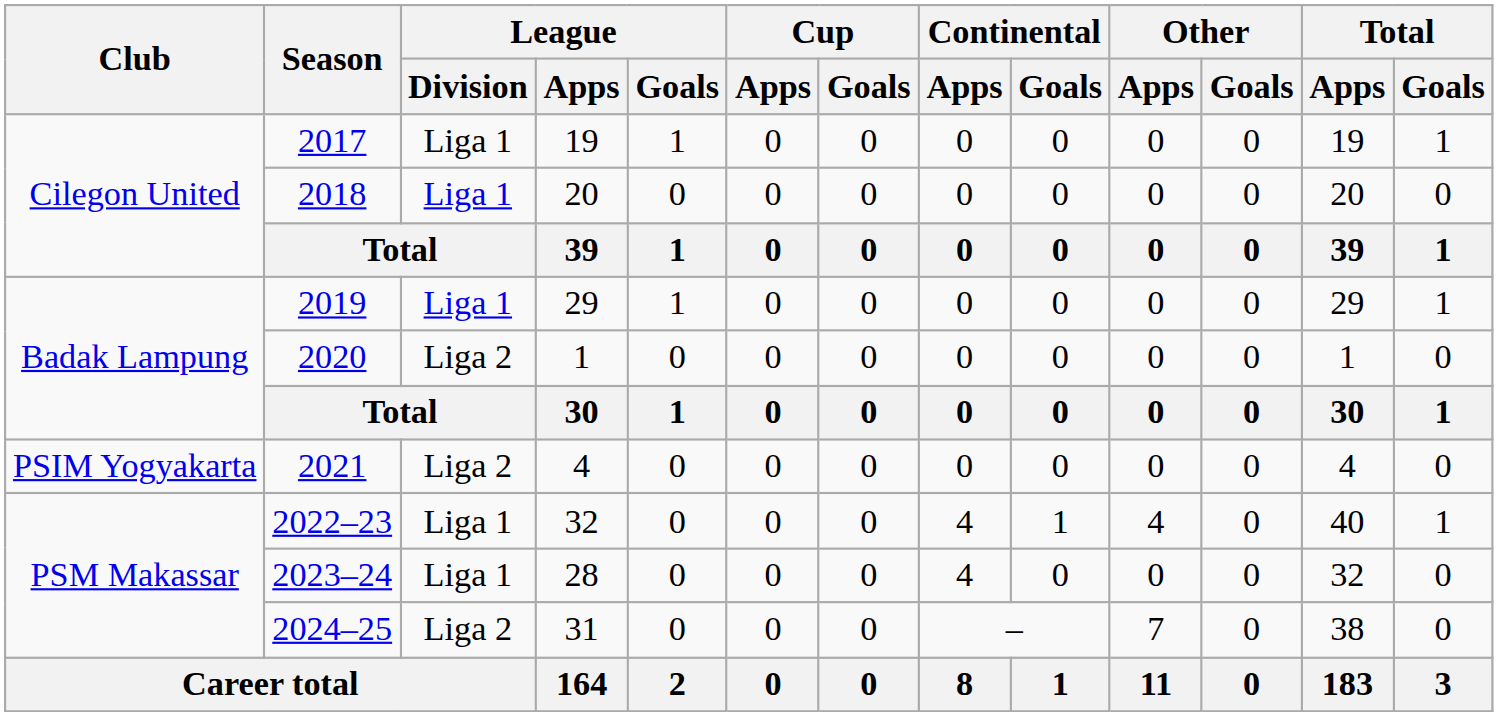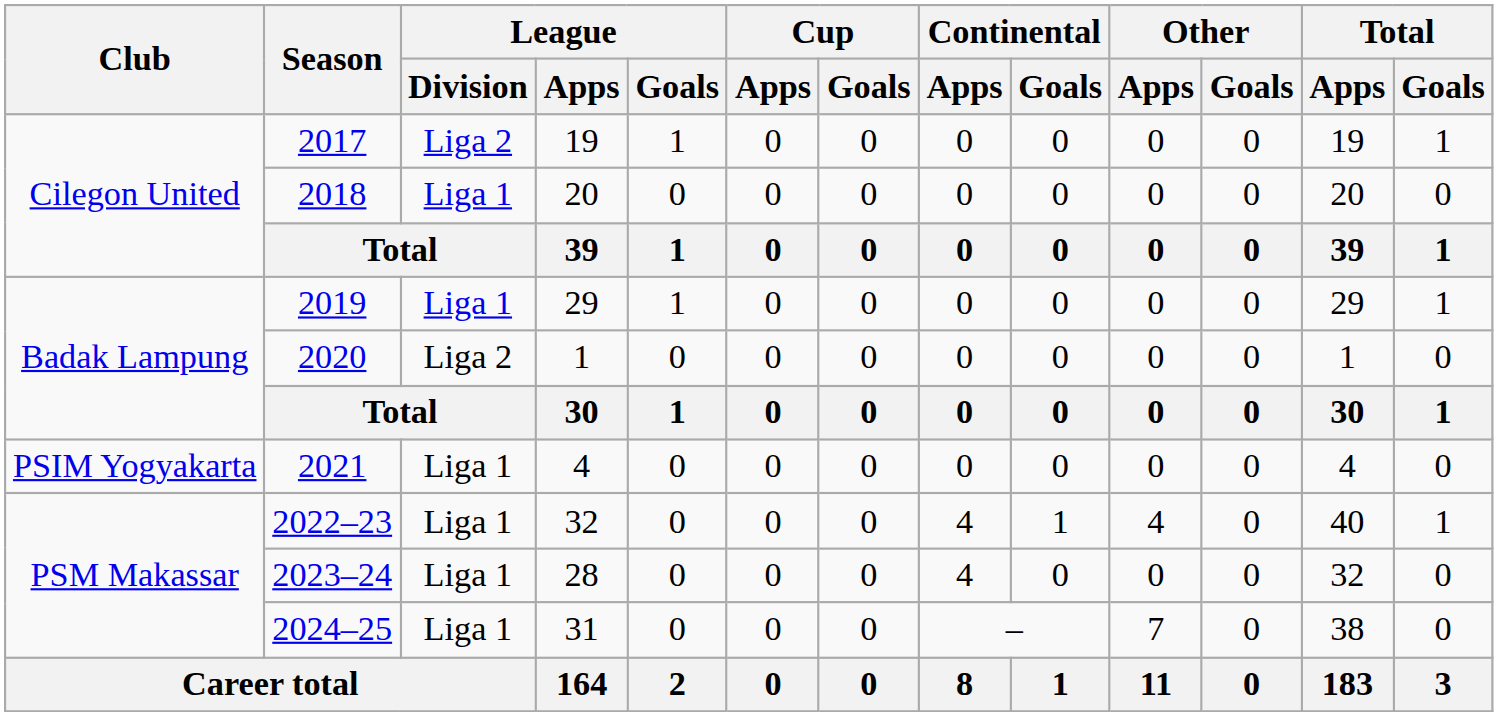(468, 140) Liga 1 -> (468, 140) Liga 2
(468, 466) Liga 2 -> (468, 466) Liga 1
(468, 628) Liga 2 -> (468, 628) Liga 1
